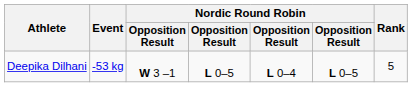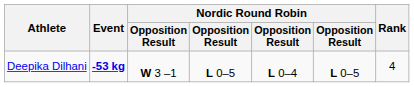(108, 67) normal -> (108, 67) bold
(391, 67) 5 -> (392, 67) 4
